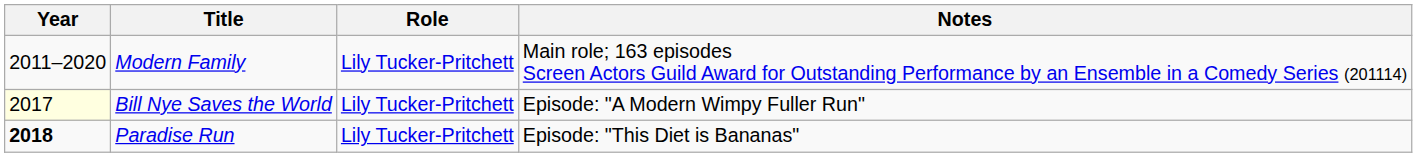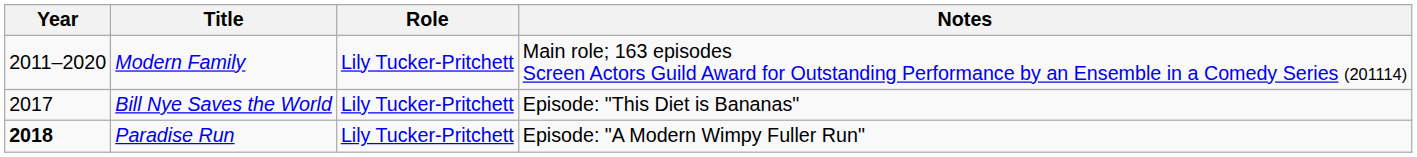(31, 104) lightyellow background -> (31, 104) no background
(694, 104) Episode: "A Modern Wimpy Fuller Run" -> (661, 104) Episode: "This Diet is Bananas"
(661, 135) Episode: "This Diet is Bananas" -> (694, 135) Episode: "A Modern Wimpy Fuller Run"
